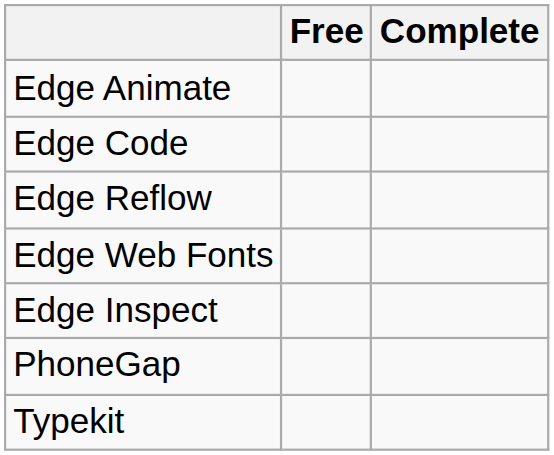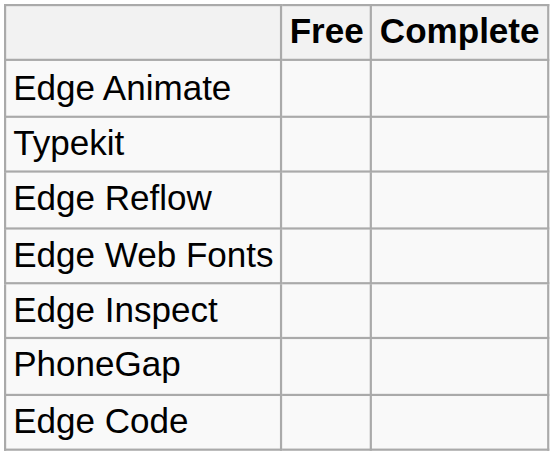rows swapped: (101, 143) <-> (69, 421)
